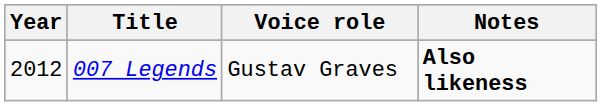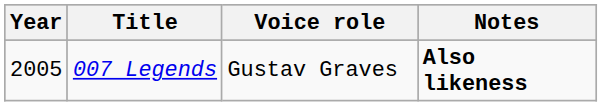(36, 71) 2012 -> (36, 71) 2005
